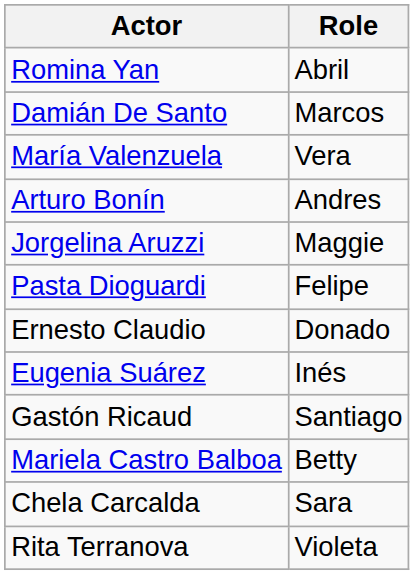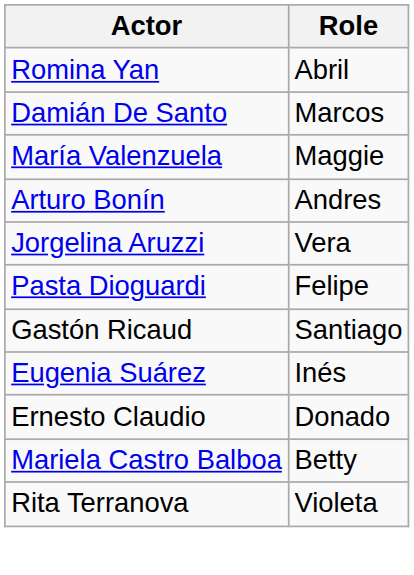(323, 156) Vera -> (339, 156) Maggie
(339, 243) Maggie -> (323, 243) Vera
rows swapped: (102, 416) <-> (108, 329)
- row: (105, 503)
